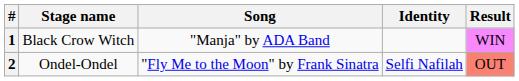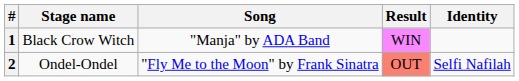columns swapped: (424, 16) <-> (490, 16)
